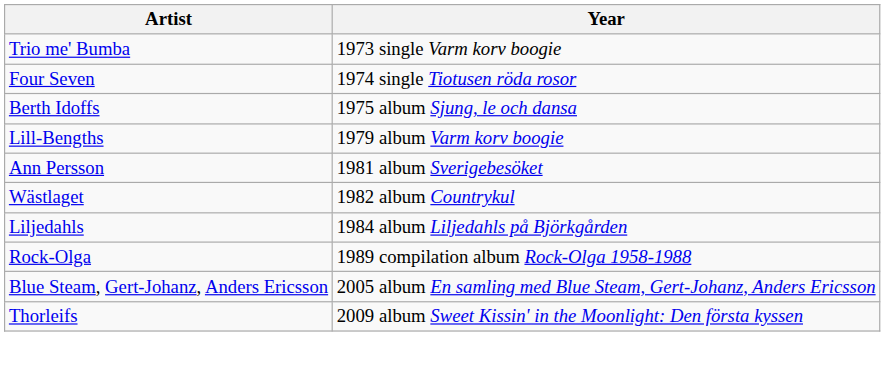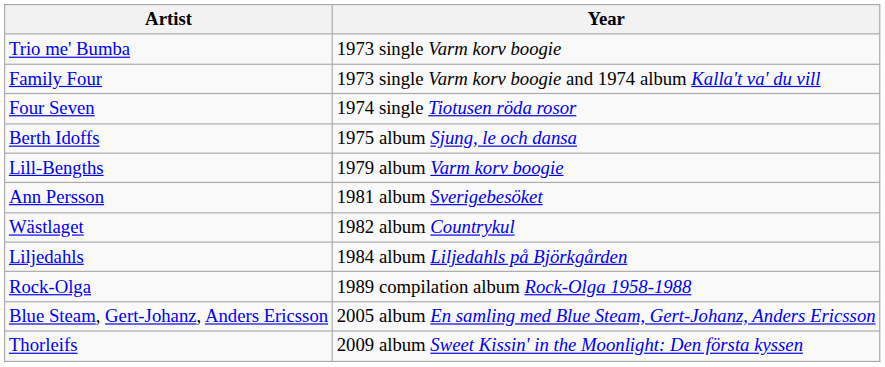+ row: (55, 78)
